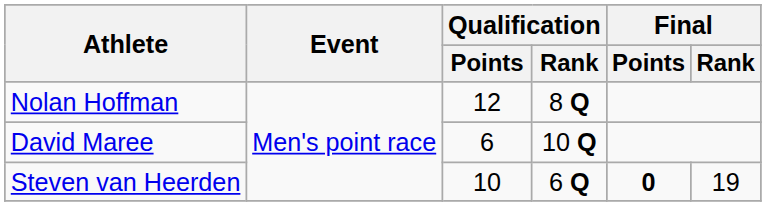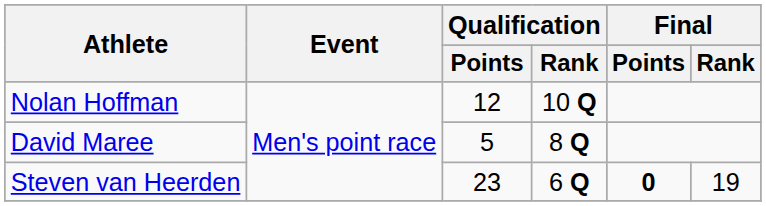(569, 103) 8 Q -> (569, 103) 10 Q
(487, 142) 6 -> (487, 142) 5
(569, 142) 10 Q -> (569, 142) 8 Q
(487, 182) 10 -> (487, 182) 23
